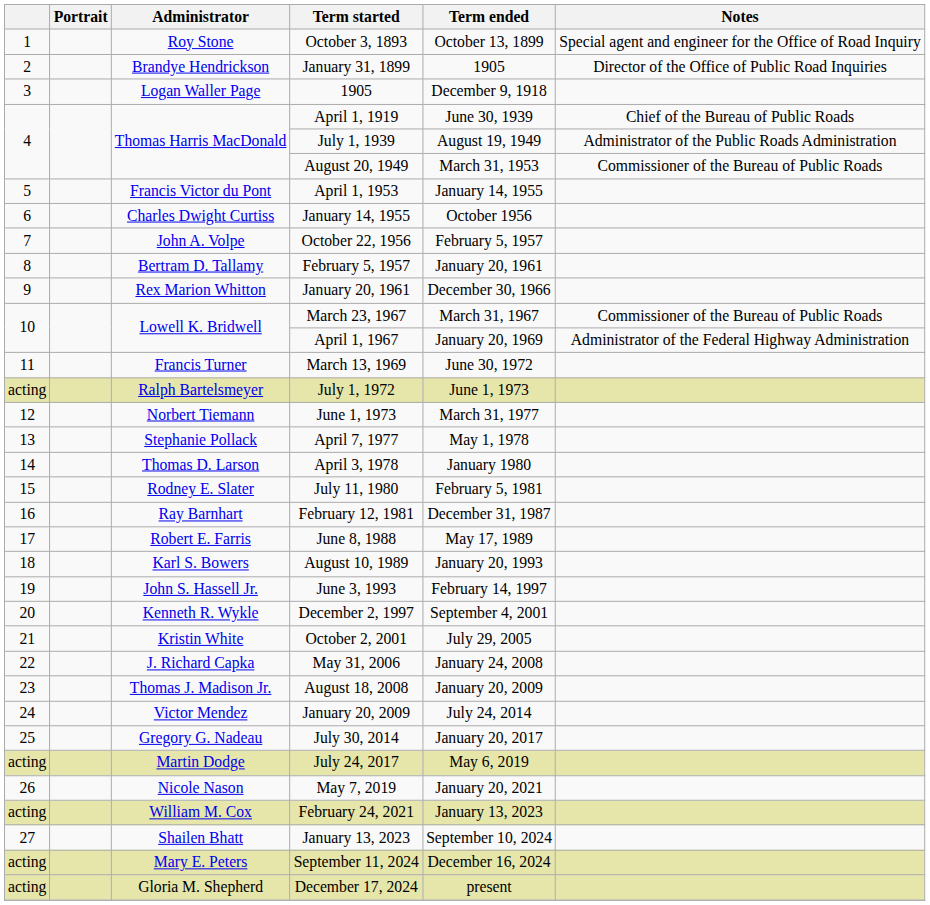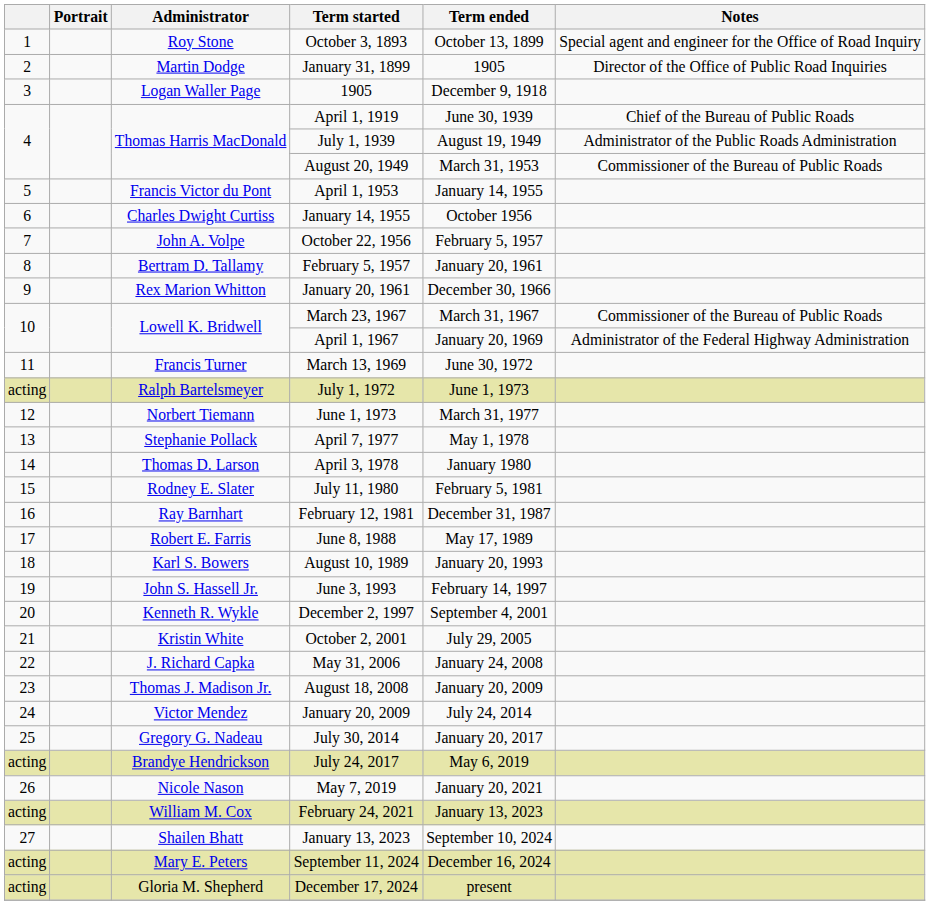(201, 66) Brandye Hendrickson -> (201, 66) Martin Dodge
(201, 762) Martin Dodge -> (201, 762) Brandye Hendrickson
